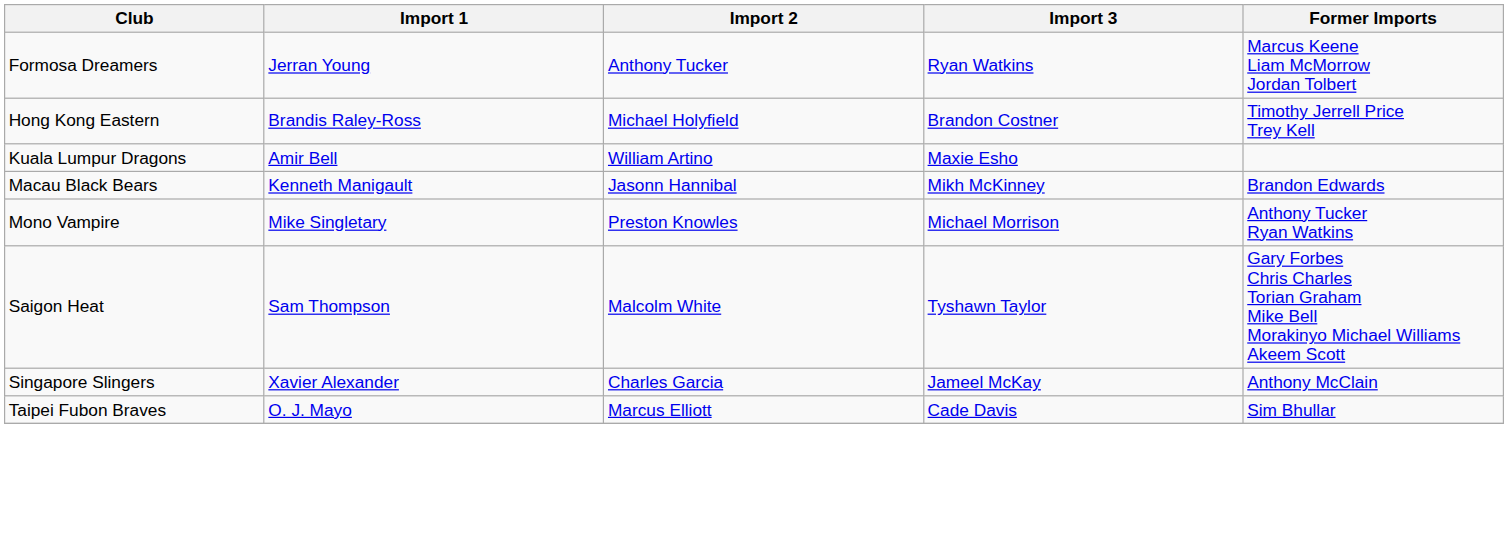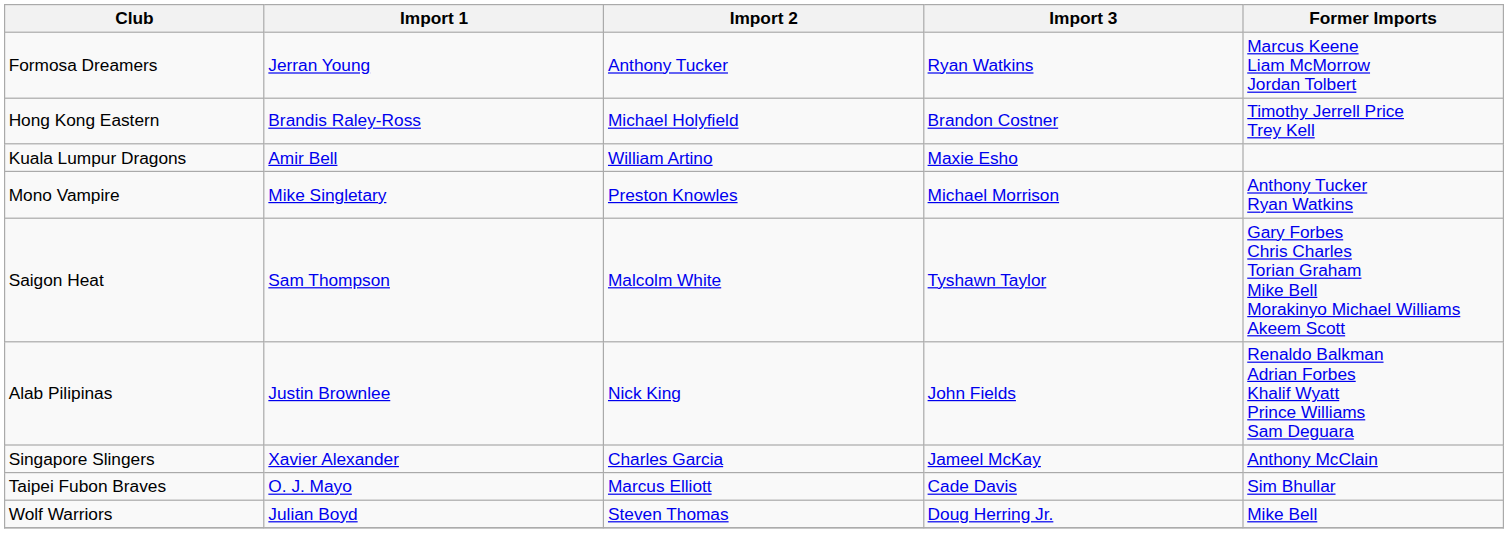- row: (83, 185)
+ row: (60, 394)
+ row: (60, 514)
